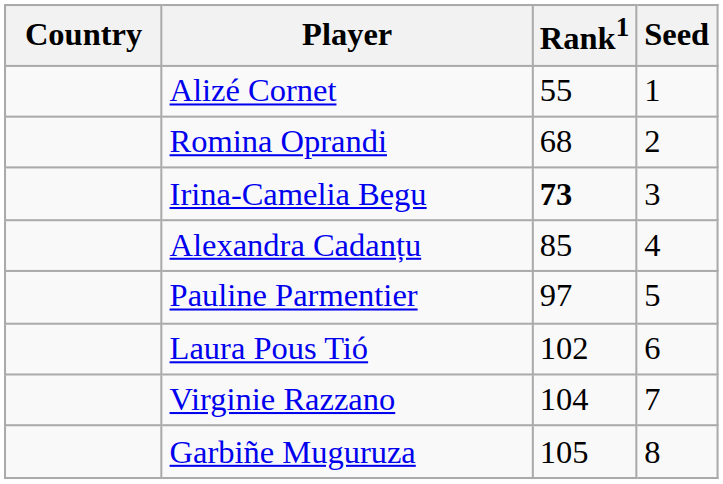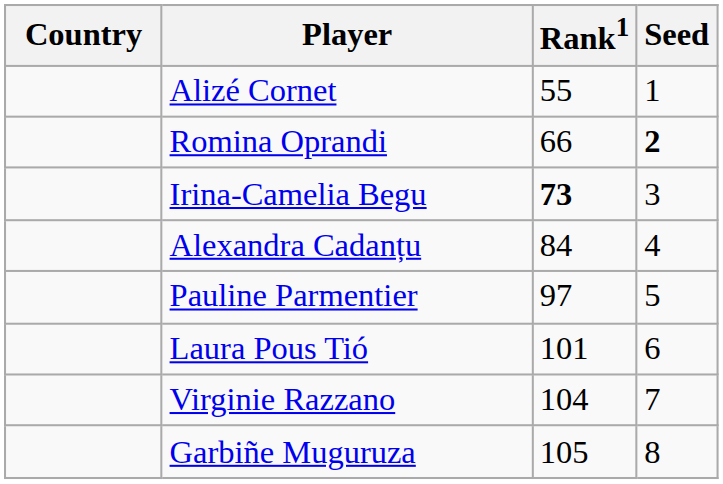(556, 142) 68 -> (556, 142) 66
(652, 142) normal -> (652, 142) bold
(556, 245) 85 -> (556, 245) 84
(564, 348) 102 -> (564, 348) 101
